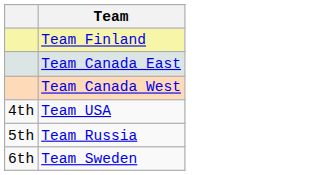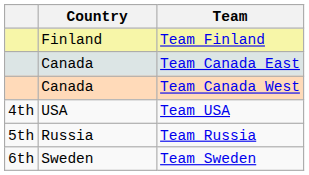+ column: (97, 16)
